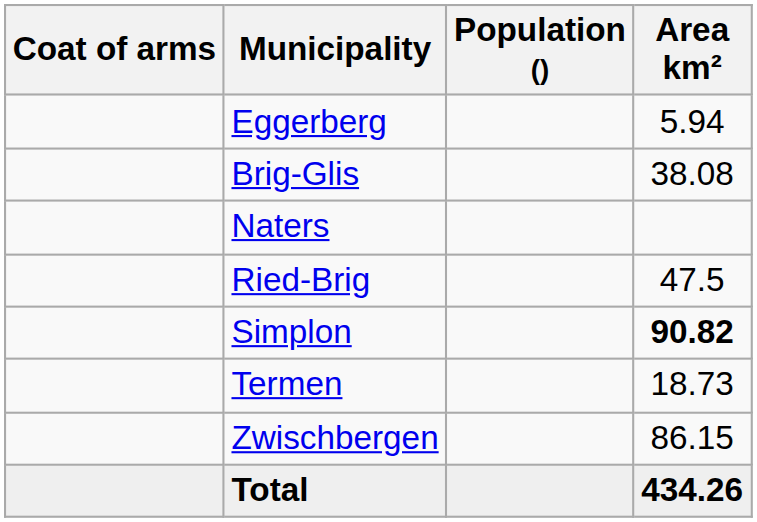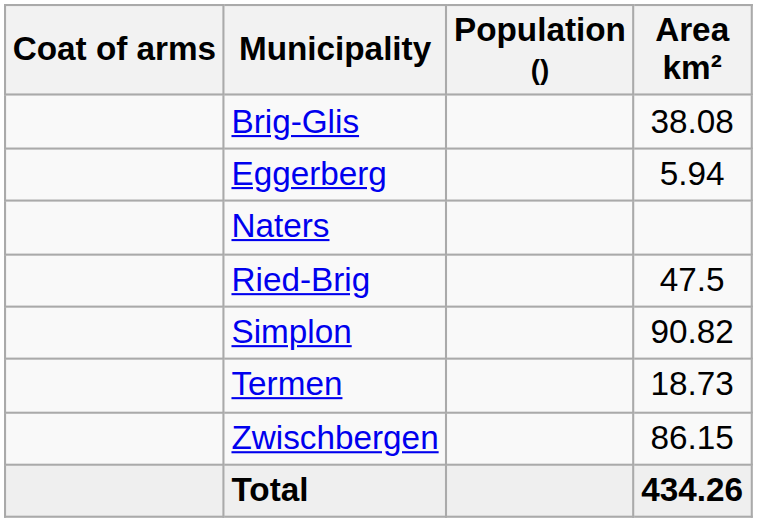rows swapped: (295, 173) <-> (309, 121)
(692, 332) bold -> (692, 332) normal
